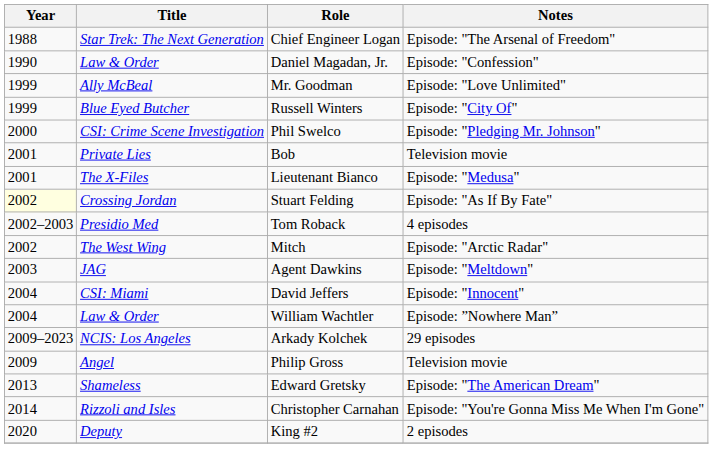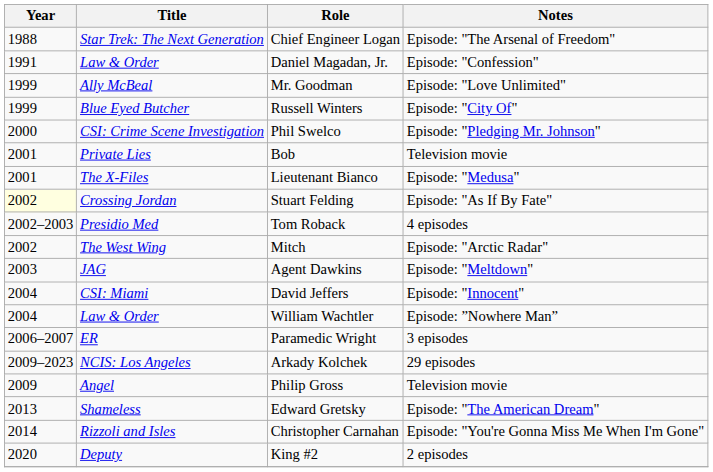(22, 62) 1990 -> (22, 62) 1991
+ row: (323, 339)
